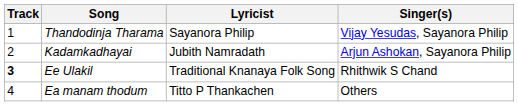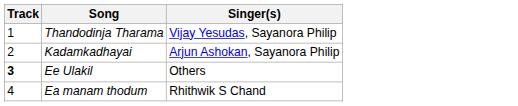- column: (252, 14)
(389, 71) Rhithwik S Chand -> (187, 71) Others
(359, 91) Others -> (217, 91) Rhithwik S Chand
